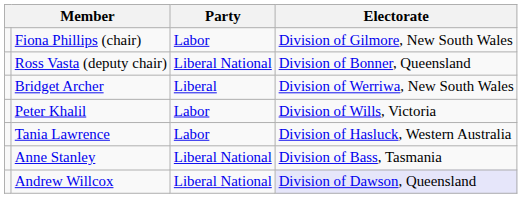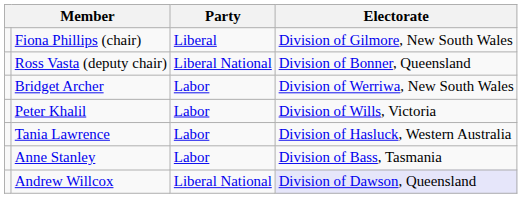(192, 39) Labor -> (195, 39) Liberal
(195, 87) Liberal -> (192, 87) Labor
(223, 157) Liberal National -> (192, 157) Labor
